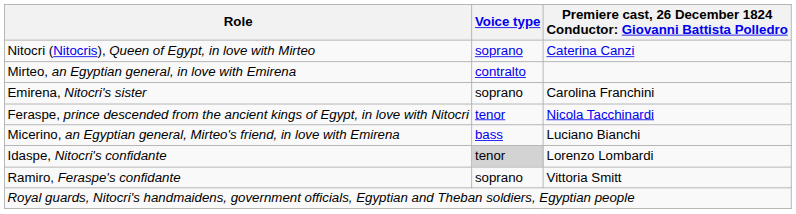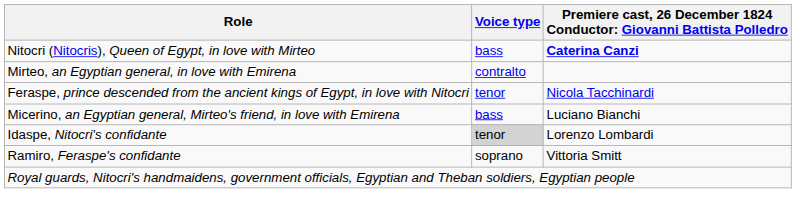(499, 51) soprano -> (489, 51) bass
(590, 51) normal -> (593, 51) bold
- row: (77, 93)
